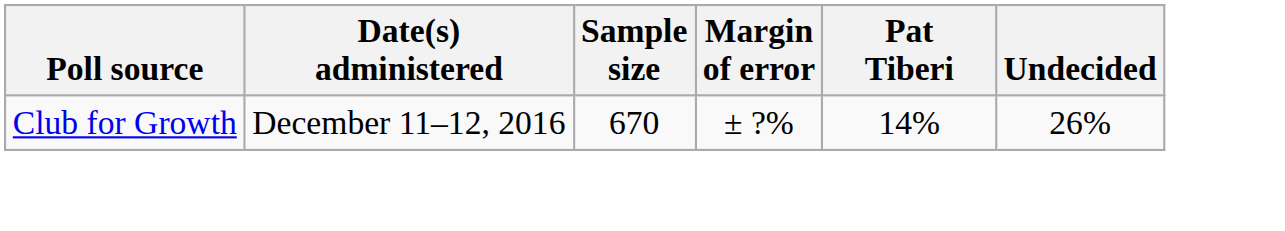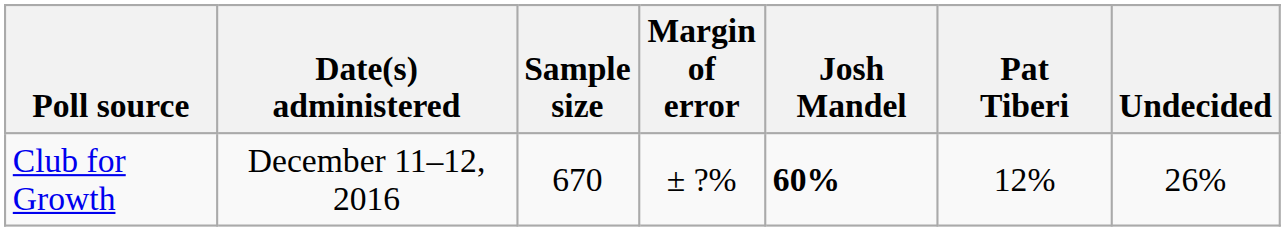+ column: (852, 87)
(909, 122) 14% -> (1025, 178) 12%
